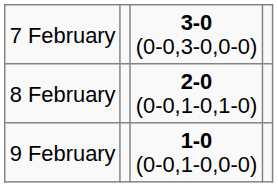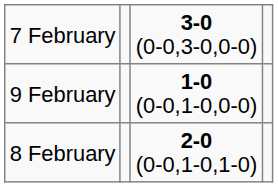rows swapped: (63, 93) <-> (63, 152)
